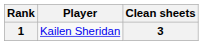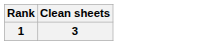- column: (80, 13)
